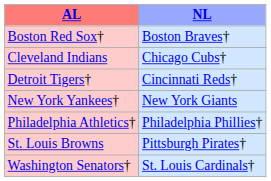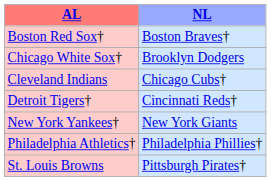+ row: (65, 58)
- row: (69, 165)
